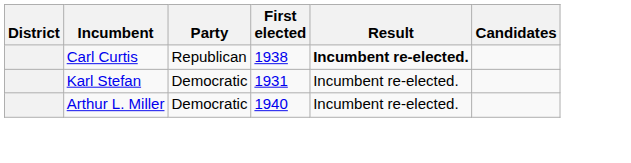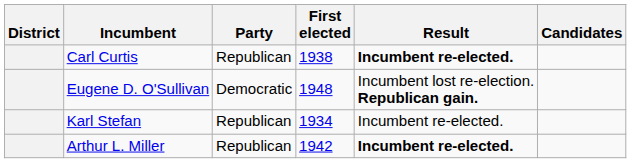+ row: (138, 89)
(209, 81) Democratic -> (254, 121) Republican
(271, 81) 1931 -> (316, 121) 1934
(209, 104) Democratic -> (254, 145) Republican
(271, 104) 1940 -> (316, 145) 1942
(386, 104) normal -> (436, 145) bold
